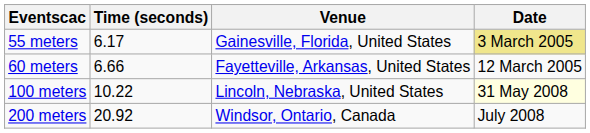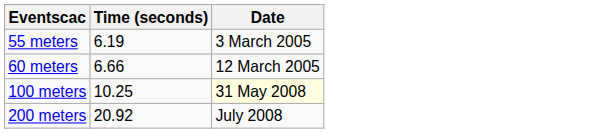- column: (343, 17)
(109, 42) 6.17 -> (109, 42) 6.19
(525, 42) khaki background -> (263, 42) no background
(113, 91) 10.22 -> (113, 91) 10.25
